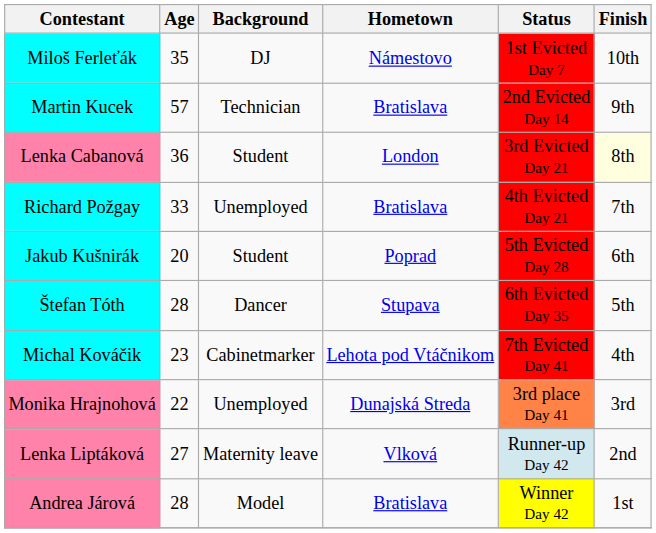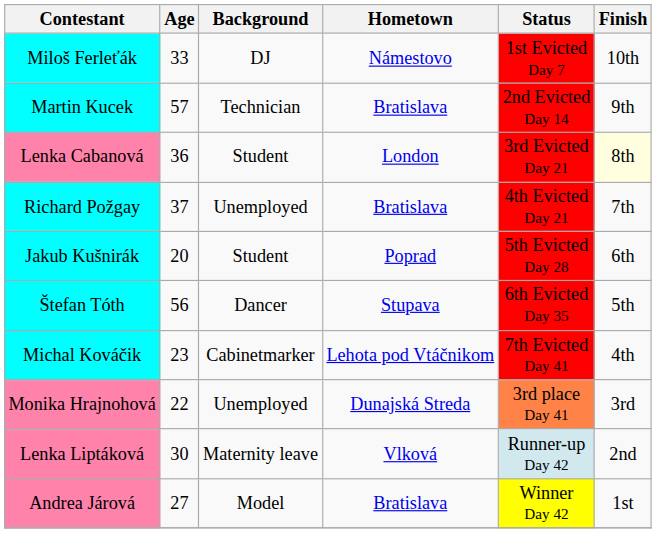(179, 58) 35 -> (179, 58) 33
(179, 206) 33 -> (179, 206) 37
(179, 305) 28 -> (179, 305) 56
(179, 453) 27 -> (179, 453) 30
(179, 503) 28 -> (179, 503) 27
